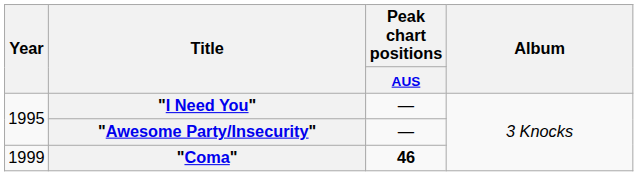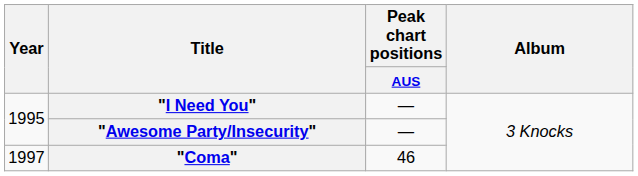(26, 157) 1999 -> (26, 157) 1997
(406, 157) bold -> (406, 157) normal
